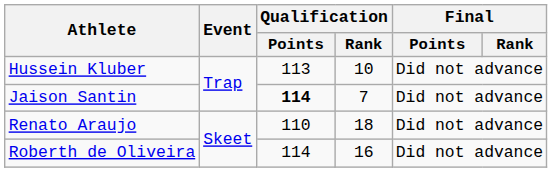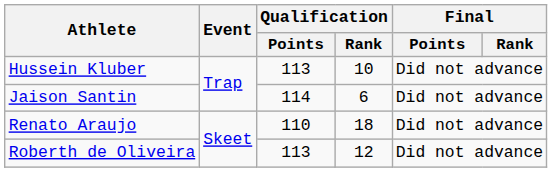(296, 98) bold -> (296, 98) normal
(364, 98) 7 -> (364, 98) 6
(296, 153) 114 -> (296, 153) 113
(364, 153) 16 -> (364, 153) 12
